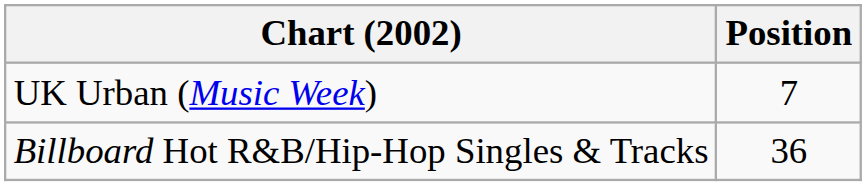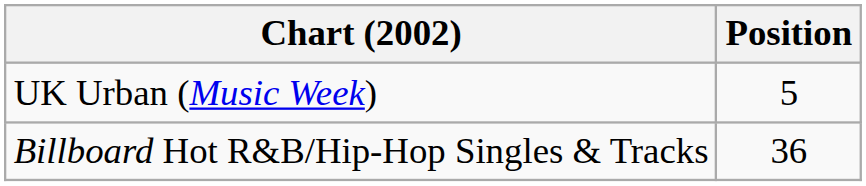(789, 92) 7 -> (789, 92) 5
